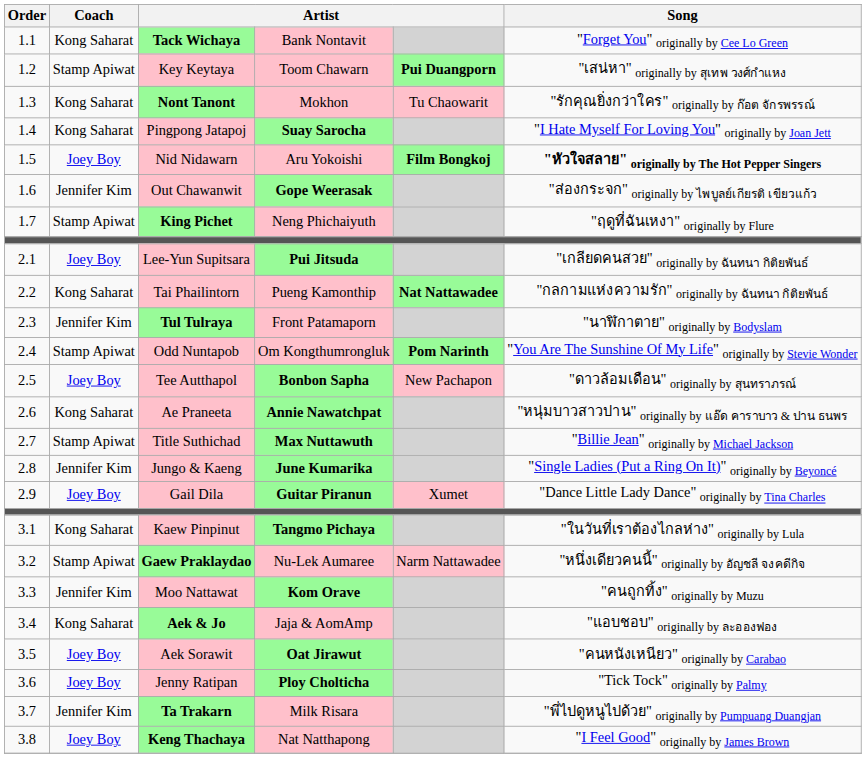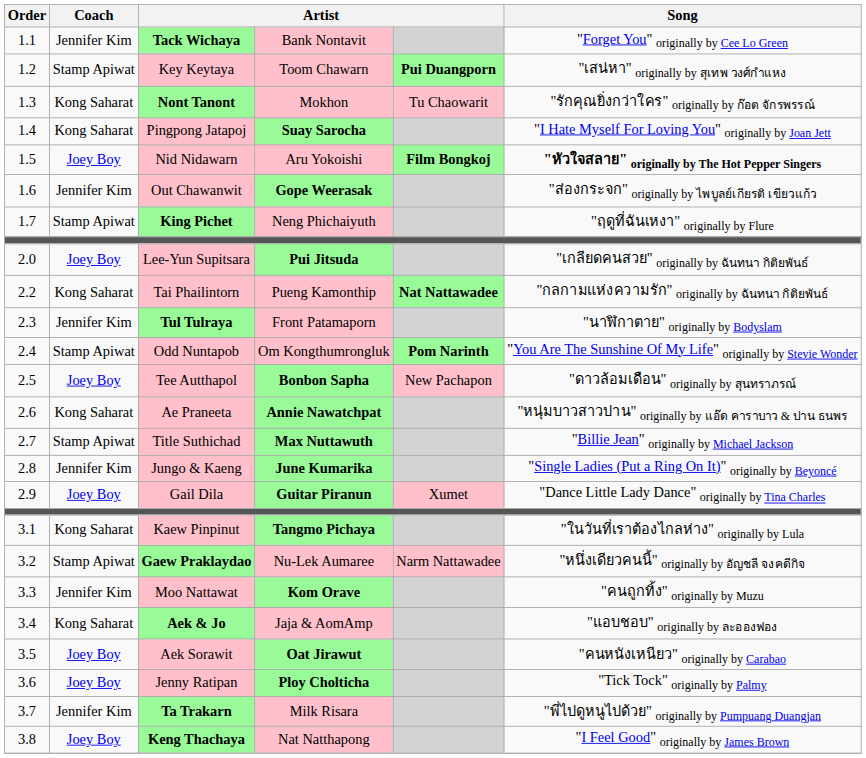(94, 40) Kong Saharat -> (94, 40) Jennifer Kim
(27, 259) 2.1 -> (27, 259) 2.0
